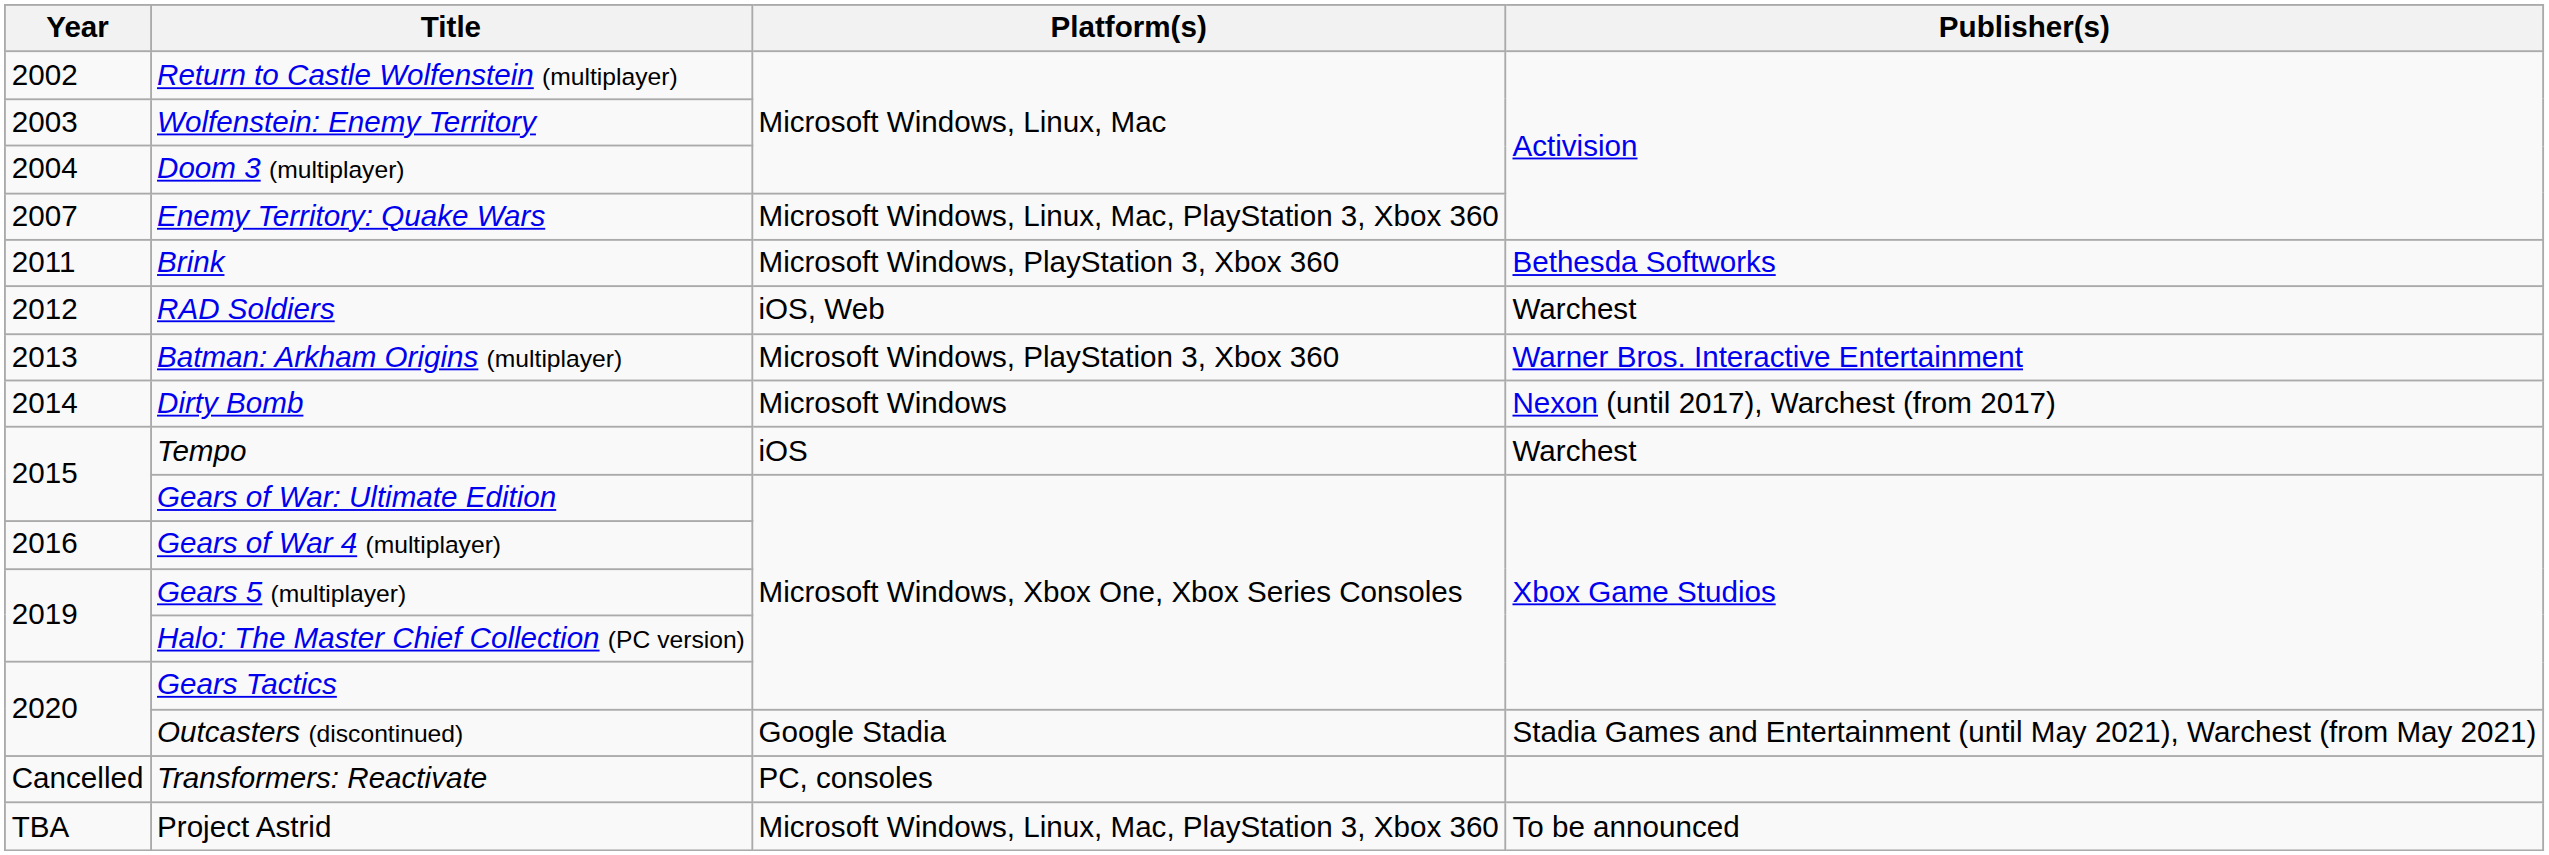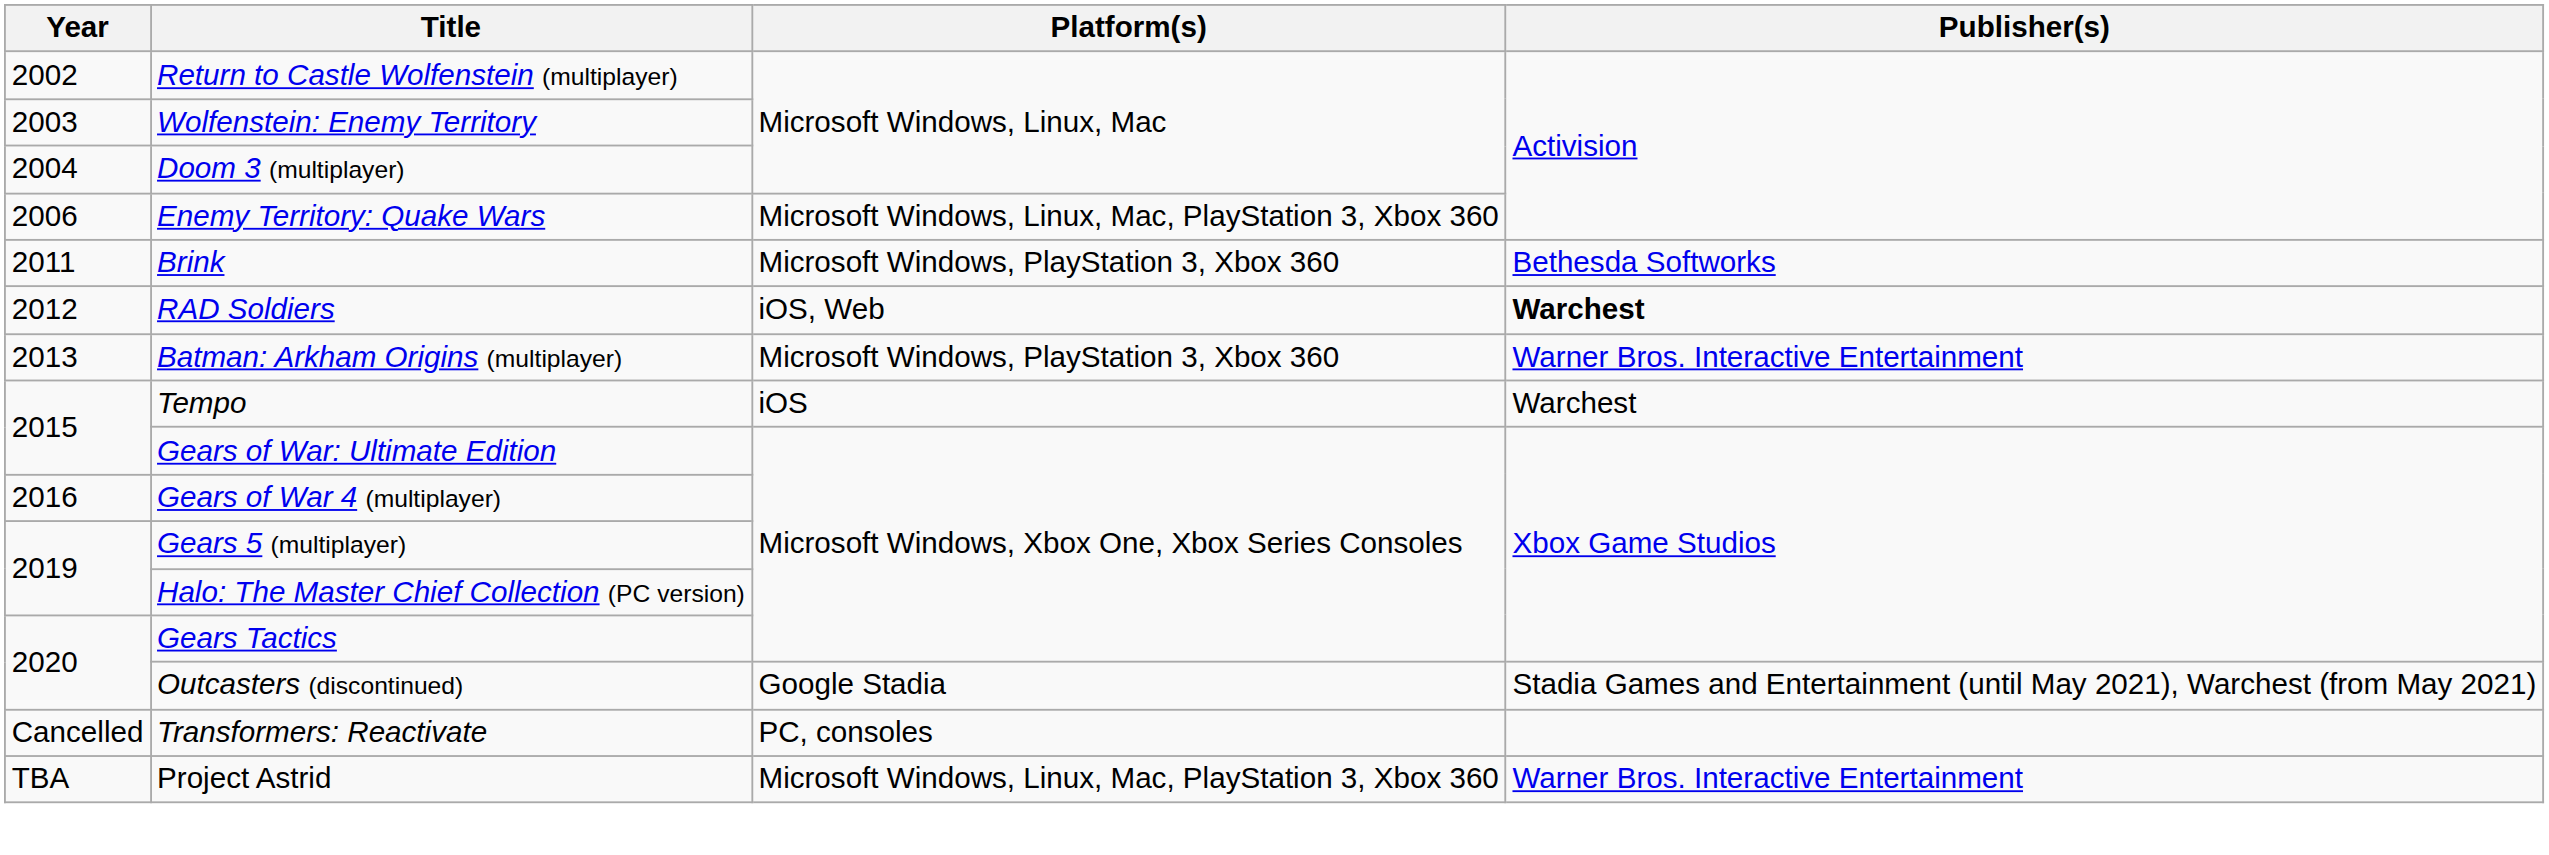(45, 215) 2007 -> (45, 215) 2006
(1574, 309) normal -> (1579, 309) bold
- row: (230, 403)
(1626, 826) To be announced -> (1768, 779) Warner Bros. Interactive Entertainment
